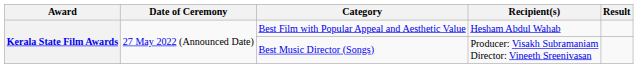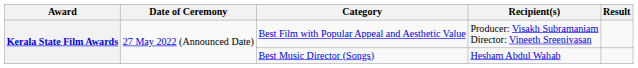(516, 28) Hesham Abdul Wahab -> (534, 34) Producer: Visakh Subramaniam Director: Vineeth Sreenivasan
(534, 50) Producer: Visakh Subramaniam Director: Vineeth Sreenivasan -> (516, 55) Hesham Abdul Wahab
